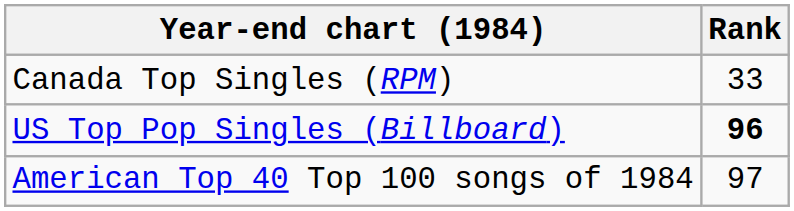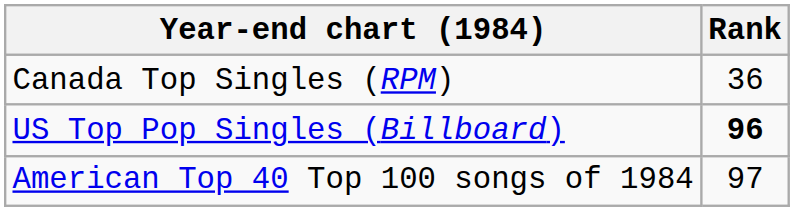(745, 80) 33 -> (745, 80) 36
